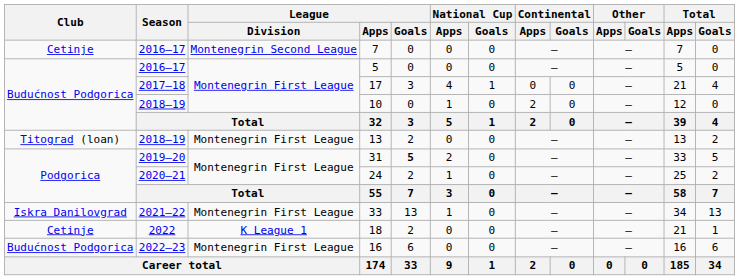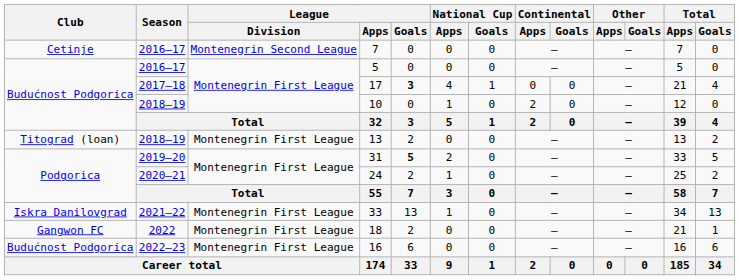(411, 85) normal -> (411, 85) bold
(70, 230) Cetinje -> (70, 230) Gangwon FC
(274, 230) K League 1 -> (274, 230) Montenegrin First League
